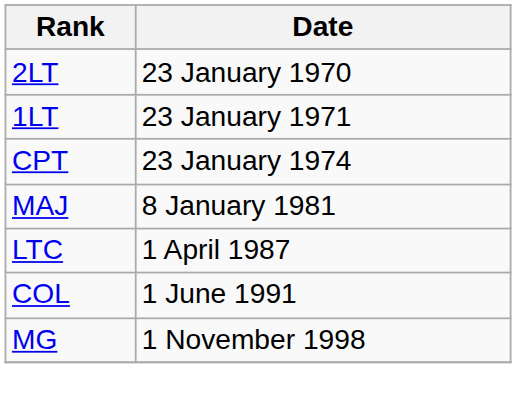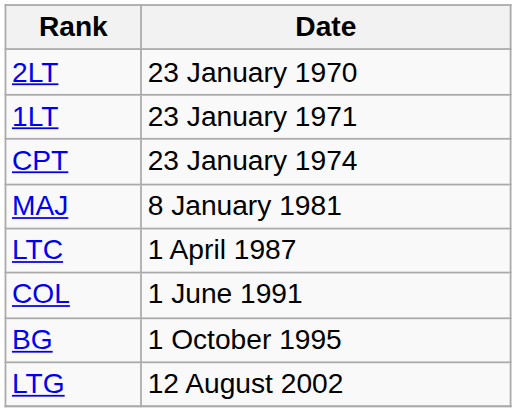+ row: (32, 339)
- row: (35, 339)
+ row: (38, 384)
